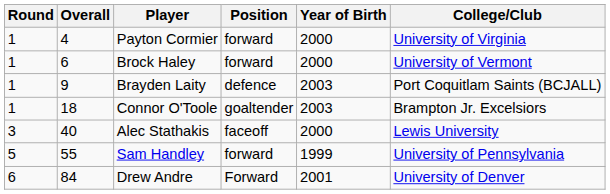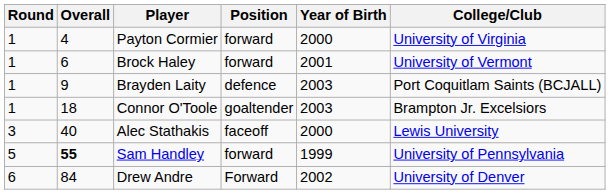(316, 62) 2000 -> (316, 62) 2001
(69, 154) normal -> (69, 154) bold
(316, 177) 2001 -> (316, 177) 2002
